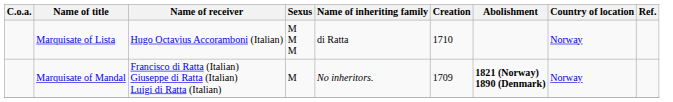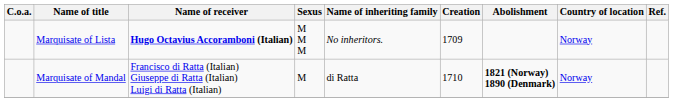(207, 39) normal -> (211, 39) bold
(333, 39) di Ratta -> (355, 39) No inheritors.
(443, 39) 1710 -> (452, 39) 1709
(345, 78) No inheritors. -> (342, 78) di Ratta
(443, 78) 1709 -> (452, 78) 1710
